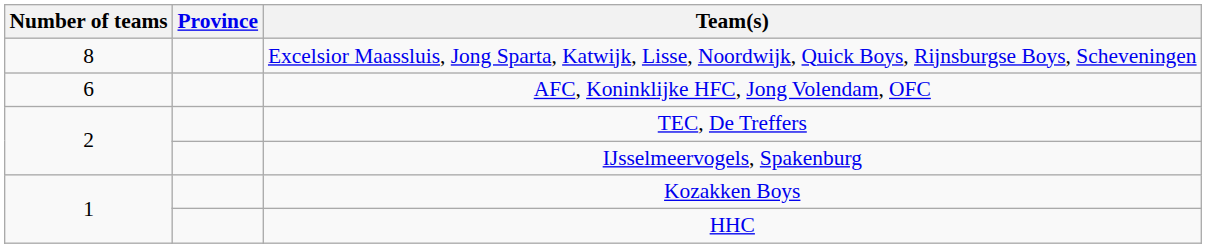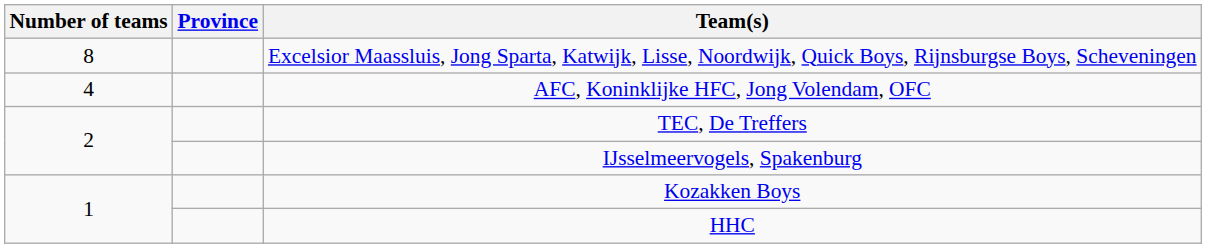(89, 89) 6 -> (89, 89) 4
